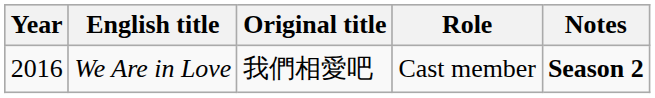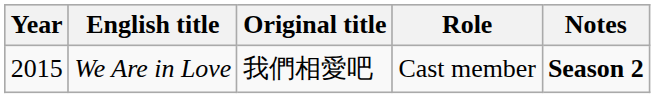(37, 68) 2016 -> (37, 68) 2015
